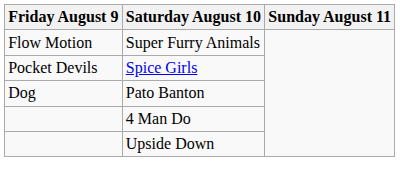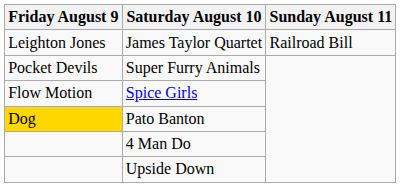+ row: (194, 42)
(50, 42) Flow Motion -> (53, 67) Pocket Devils
(53, 67) Pocket Devils -> (50, 93) Flow Motion
(22, 93) no background -> (22, 118) gold background
